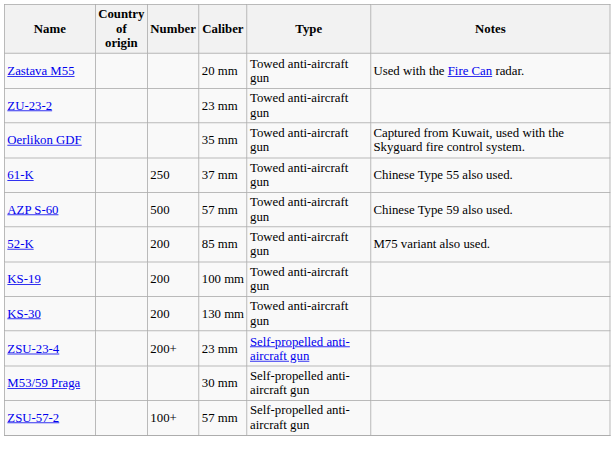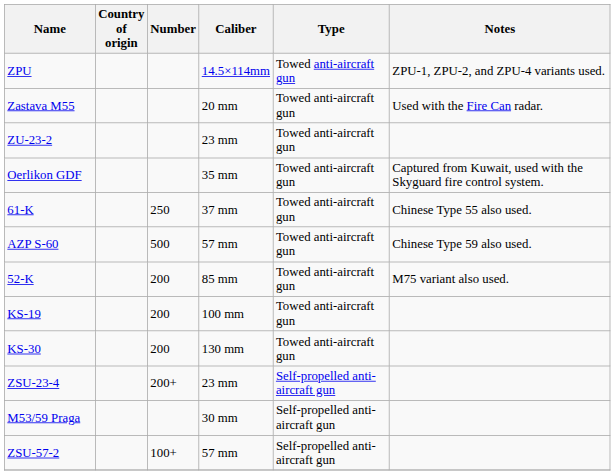+ row: (19, 70)
